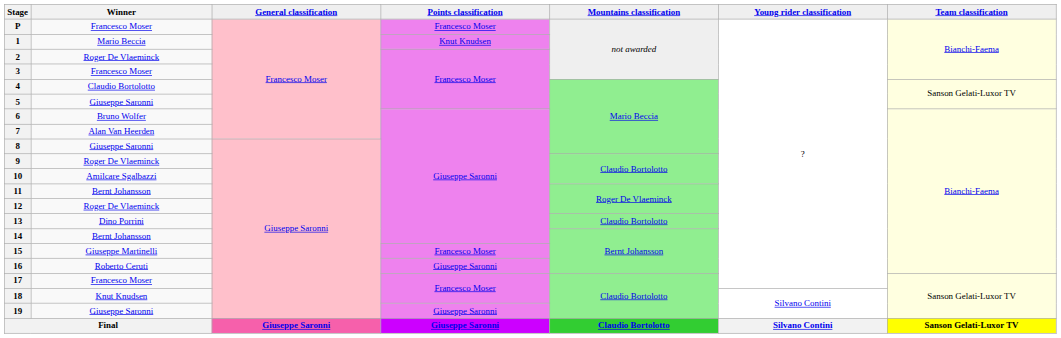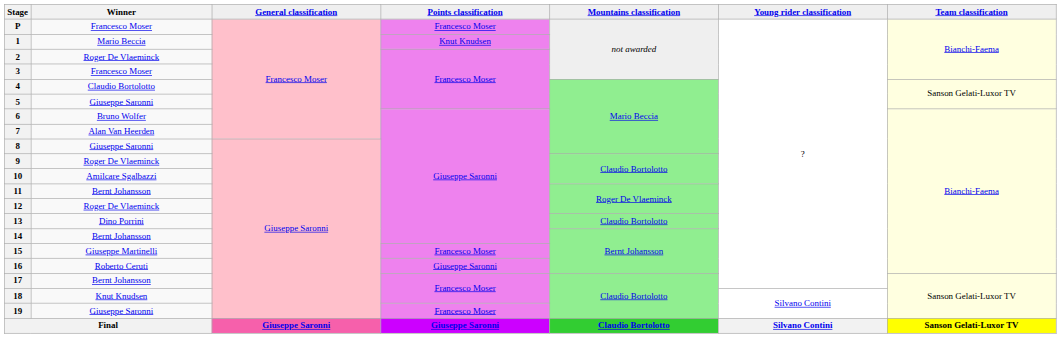(121, 281) Francesco Moser -> (121, 281) Bernt Johansson
(465, 311) Giuseppe Saronni -> (465, 311) Francesco Moser
